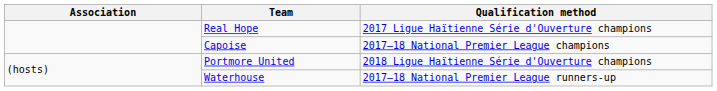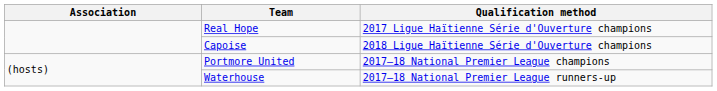(486, 45) 2017–18 National Premier League champions -> (507, 45) 2018 Ligue Haïtienne Série d'Ouverture champions
(507, 61) 2018 Ligue Haïtienne Série d'Ouverture champions -> (486, 61) 2017–18 National Premier League champions
